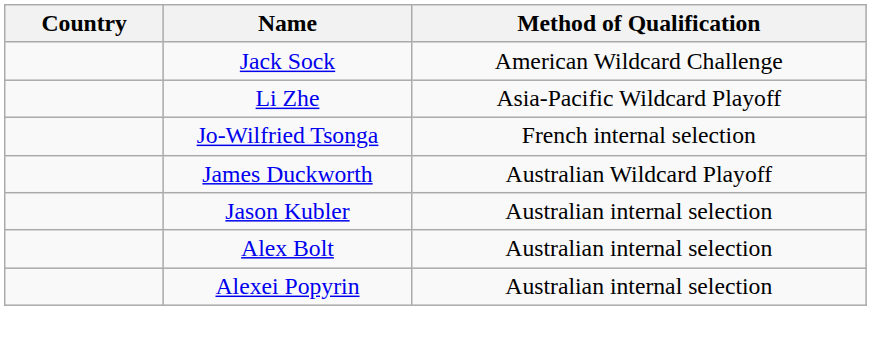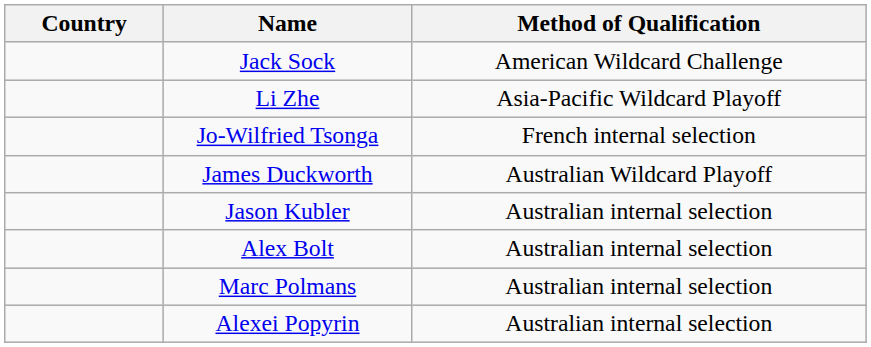+ row: (288, 286)
